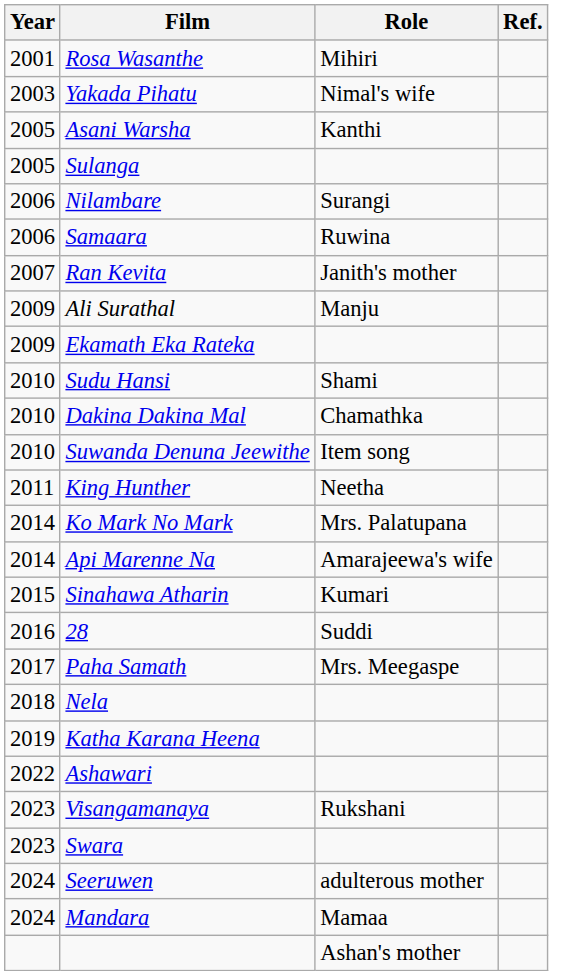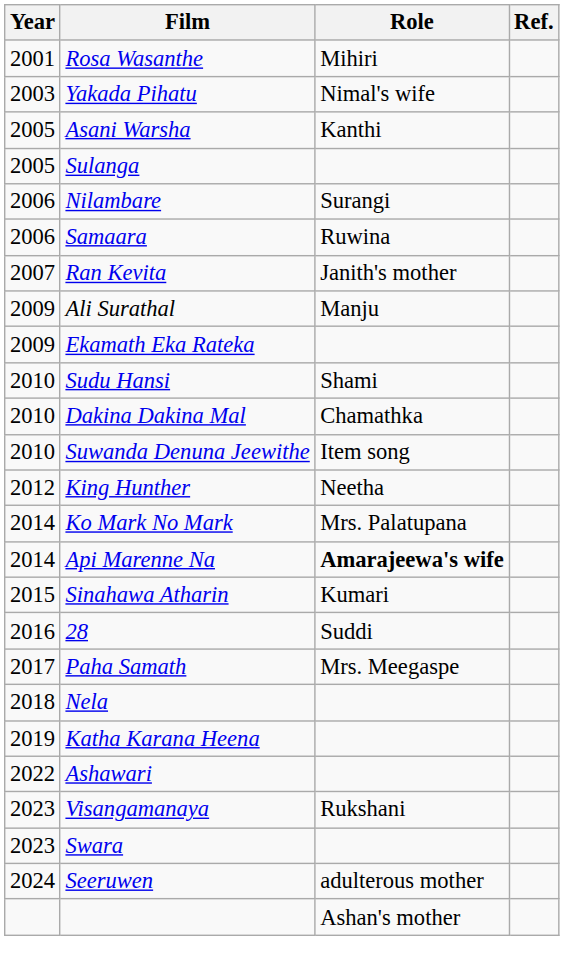(32, 487) 2011 -> (32, 487) 2012
(406, 559) normal -> (412, 559) bold
- row: (107, 916)
